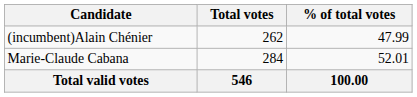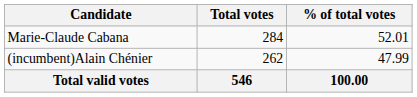rows swapped: (68, 59) <-> (80, 37)
